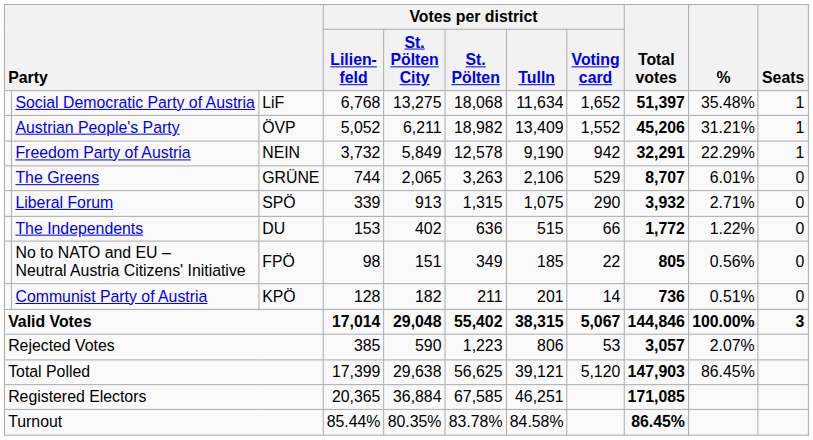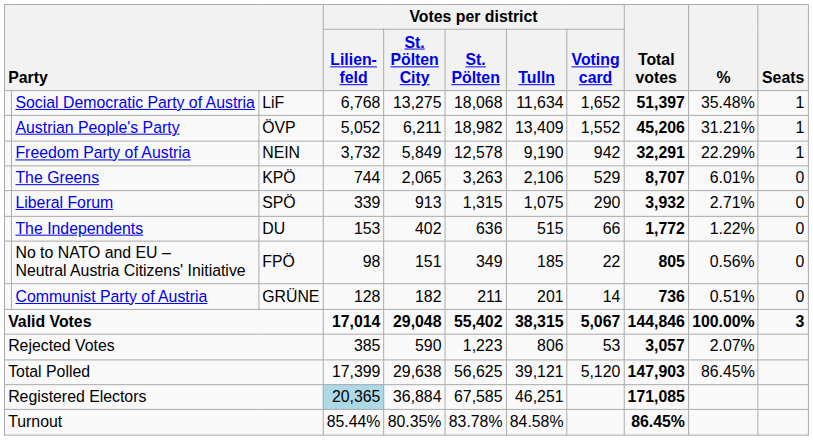(291, 178) GRÜNE -> (279, 178) KPÖ
(279, 296) KPÖ -> (291, 296) GRÜNE
(356, 397) no background -> (356, 397) lightblue background
